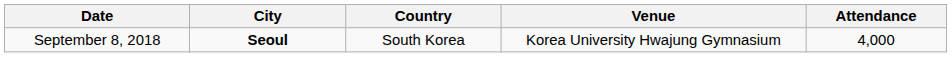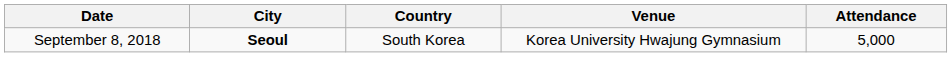(876, 39) 4,000 -> (876, 39) 5,000
